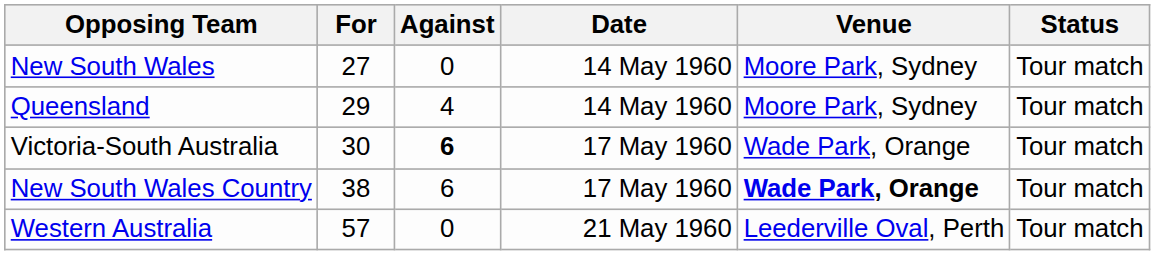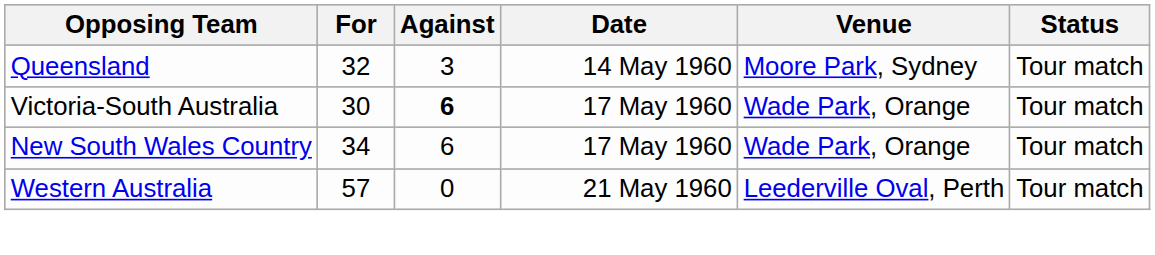- row: (113, 65)
(356, 106) 29 -> (356, 65) 32
(447, 106) 4 -> (447, 65) 3
(356, 188) 38 -> (356, 147) 34
(861, 188) bold -> (857, 147) normal
